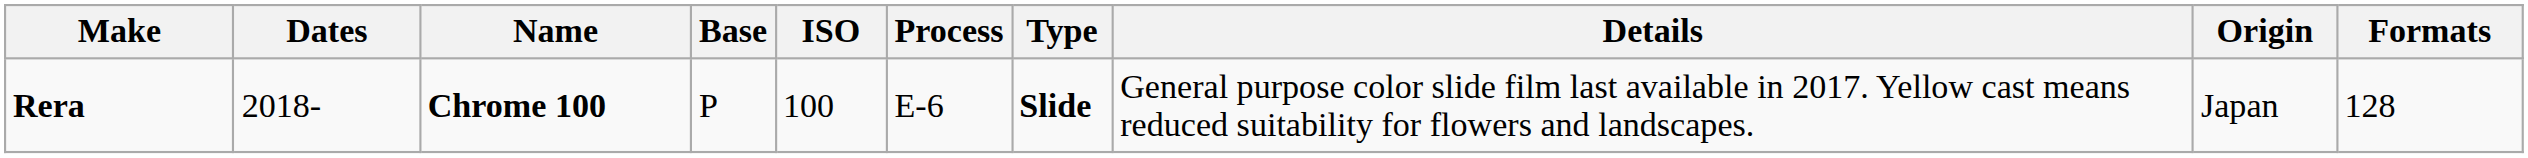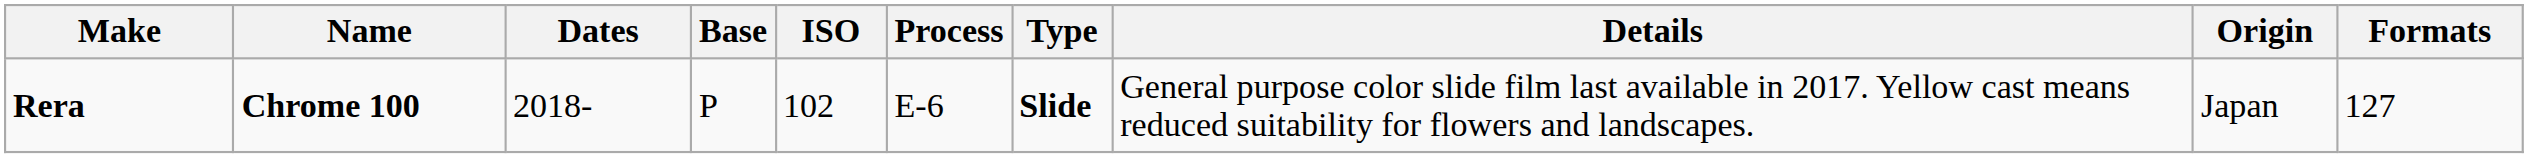columns swapped: (556, 31) <-> (327, 31)
(808, 104) 100 -> (808, 104) 102
(2370, 104) 128 -> (2370, 104) 127
